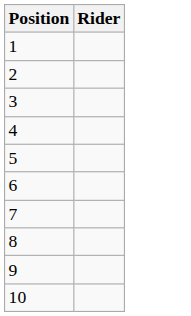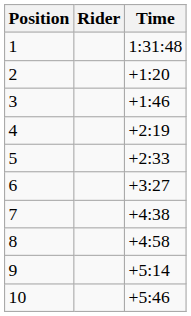+ column: (155, 18)
